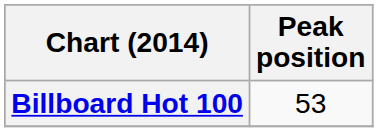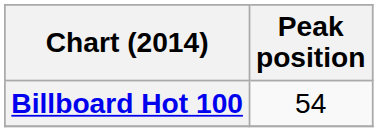(311, 103) 53 -> (311, 103) 54
